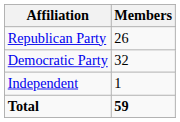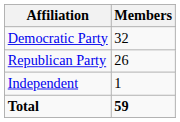rows swapped: (58, 60) <-> (57, 38)
